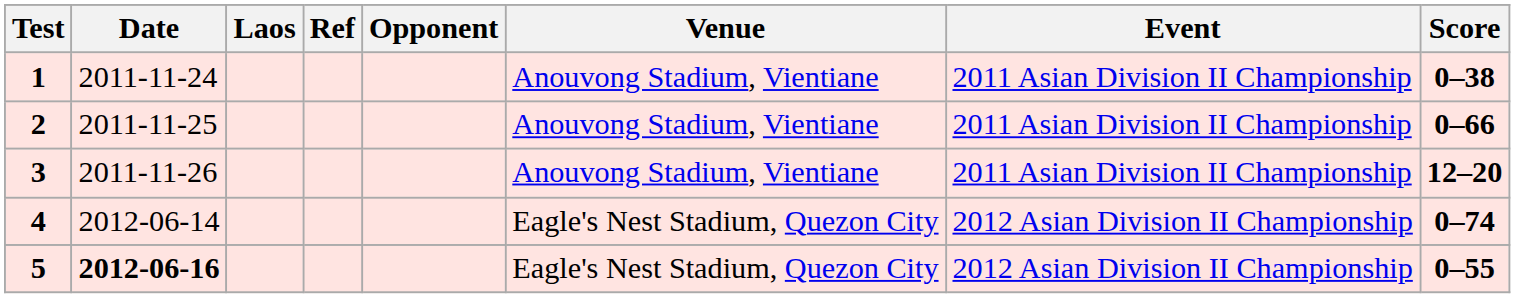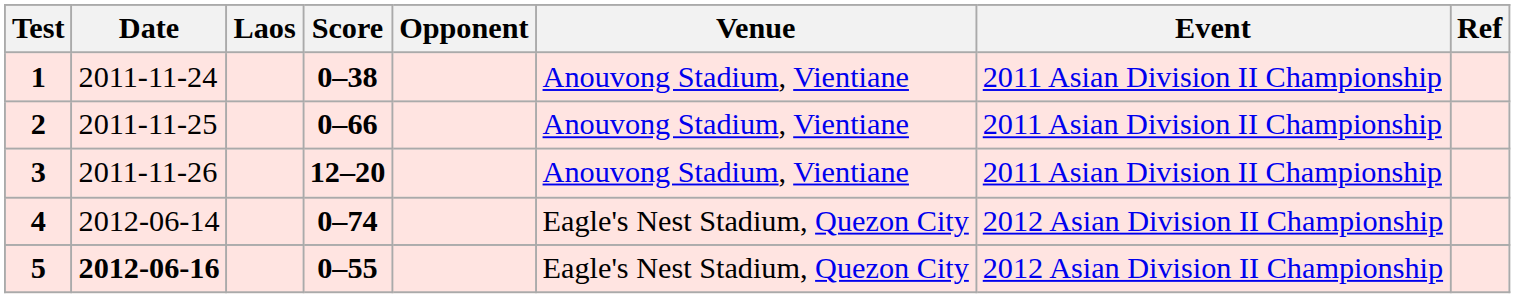columns swapped: (1465, 28) <-> (332, 28)
